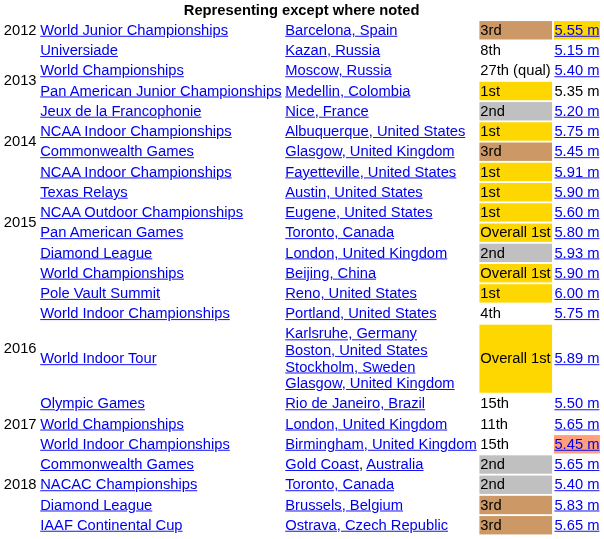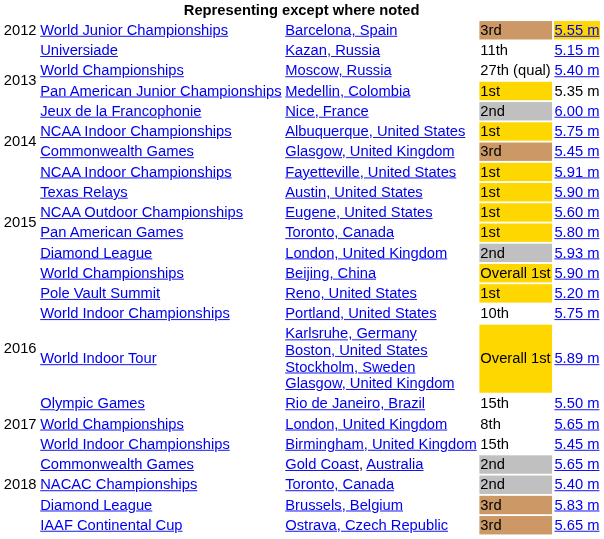(491, 50) 8th -> (494, 50) 11th
(577, 111) 5.20 m -> (577, 111) 6.00 m
(516, 232) Overall 1st -> (490, 232) 1st
(577, 293) 6.00 m -> (577, 293) 5.20 m
(491, 313) 4th -> (495, 313) 10th
(494, 424) 11th -> (491, 424) 8th
(577, 444) lightsalmon background -> (577, 444) no background
